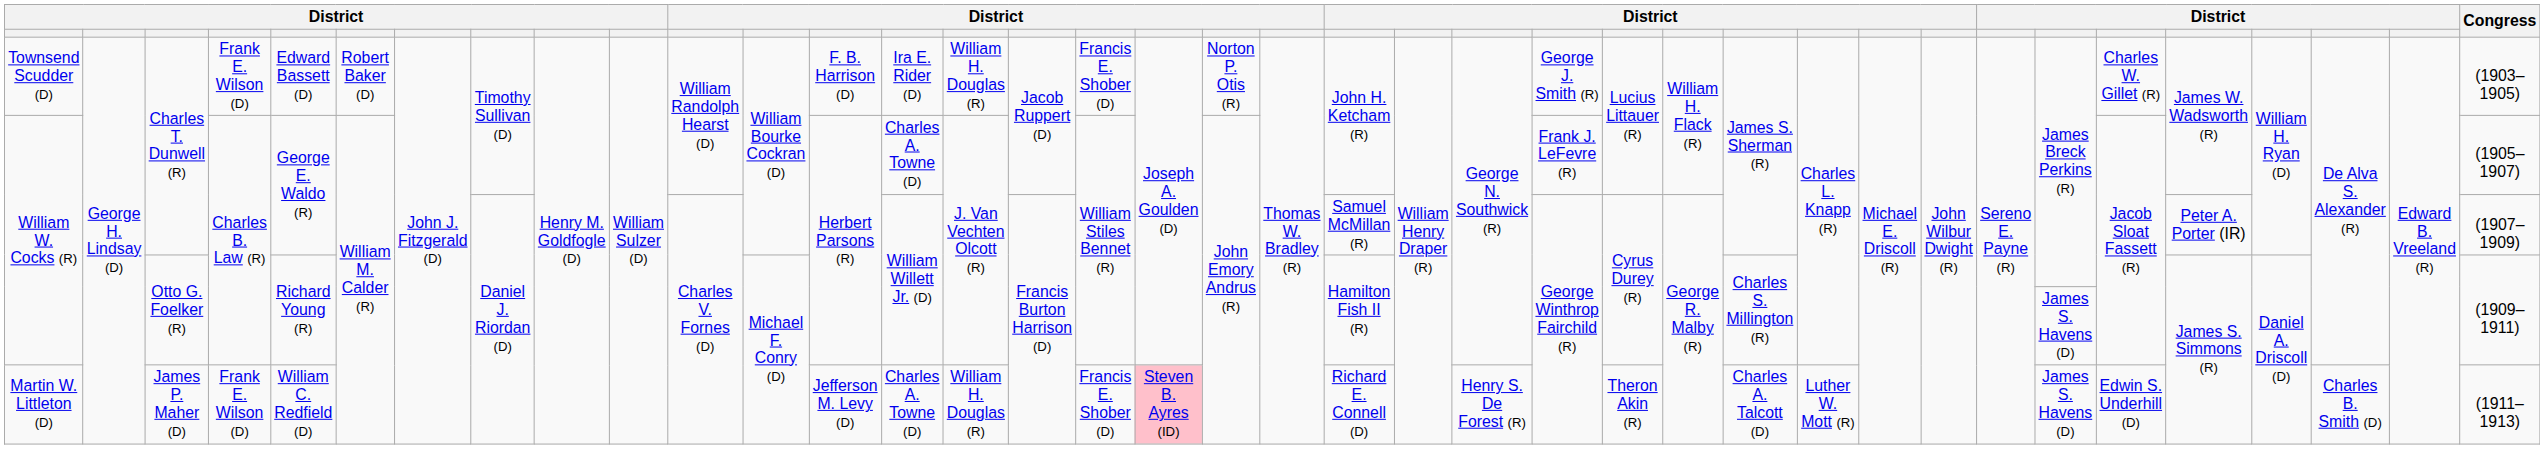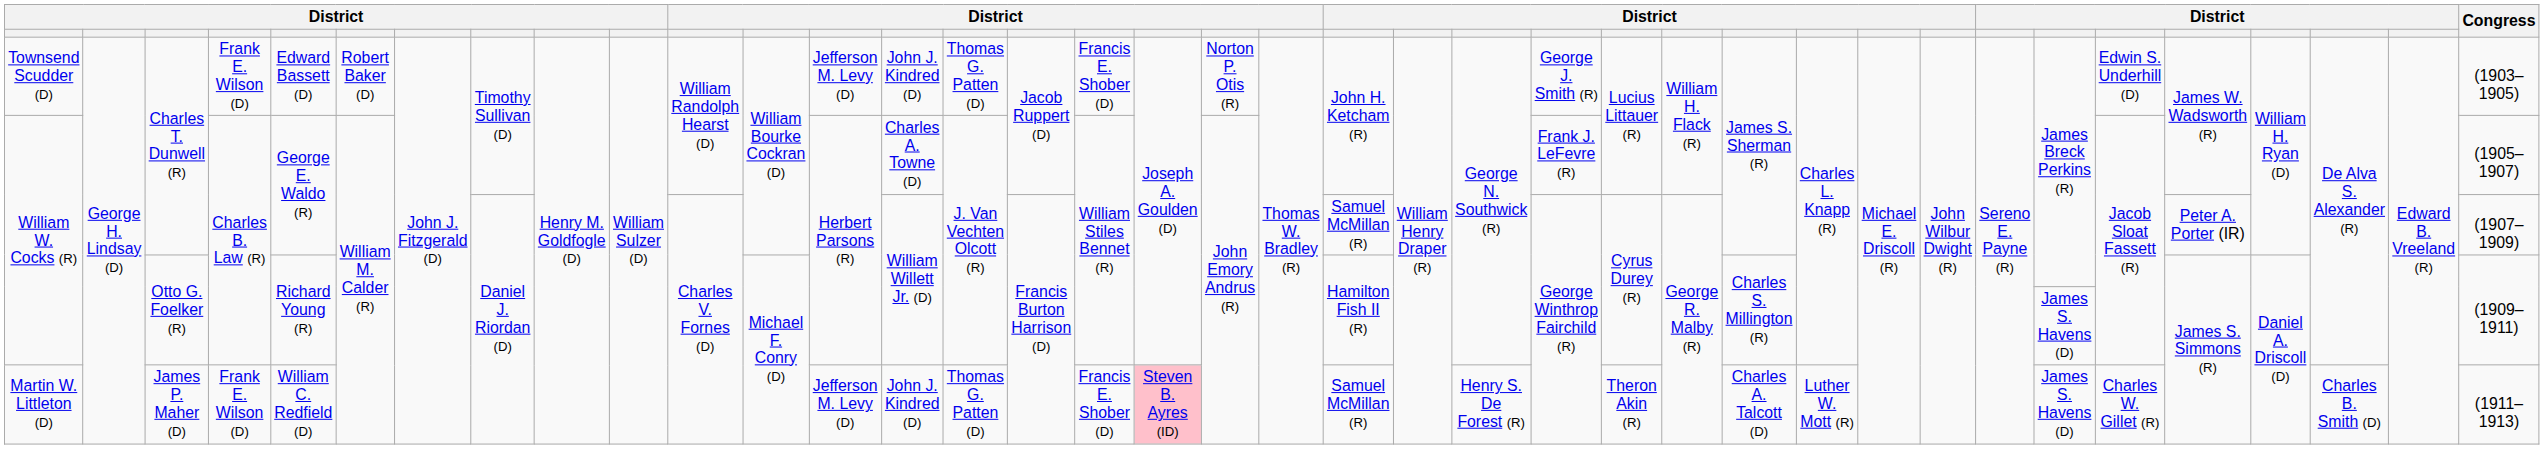(845, 76) F. B. Harrison (D) -> (845, 76) Jefferson M. Levy (D)
(912, 76) Ira E. Rider (D) -> (912, 76) John J. Kindred (D)
(976, 76) William H. Douglas (R) -> (975, 76) Thomas G. Patten (D)
(2131, 76) Charles W. Gillet (R) -> (2130, 76) Edwin S. Underhill (D)
(912, 404) Charles A. Towne (D) -> (912, 404) John J. Kindred (D)
(976, 404) William H. Douglas (R) -> (975, 404) Thomas G. Patten (D)
(1359, 404) Richard E. Connell (D) -> (1358, 404) Samuel McMillan (R)
(2131, 404) Edwin S. Underhill (D) -> (2130, 404) Charles W. Gillet (R)
